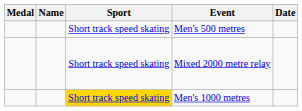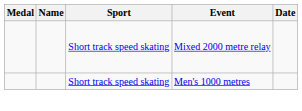- row: (209, 29)
(119, 98) gold background -> (119, 81) no background
